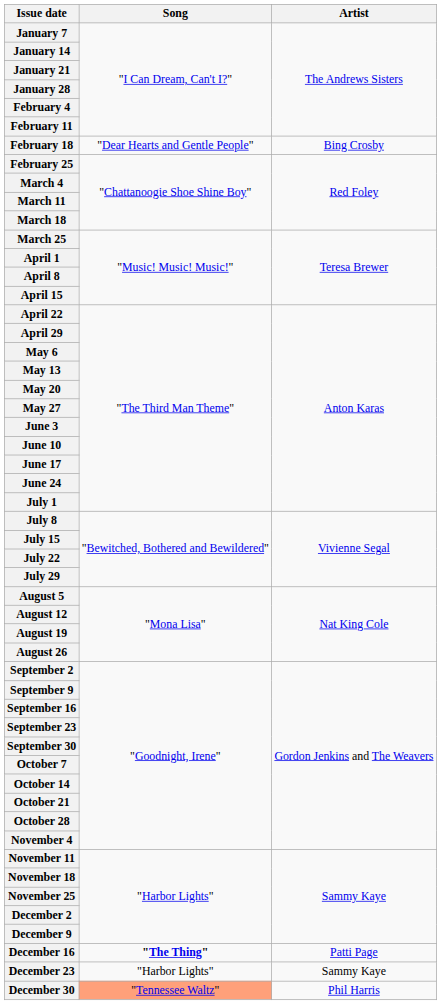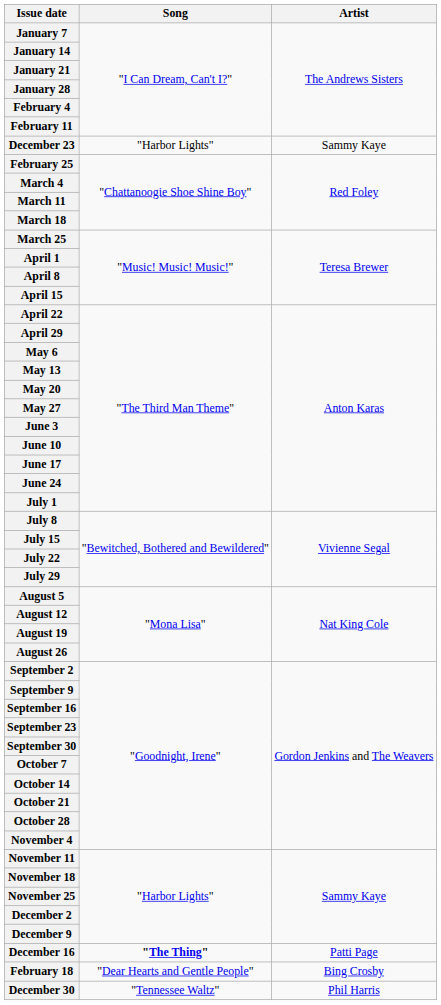rows swapped: (42, 145) <-> (42, 971)
(175, 990) lightsalmon background -> (175, 990) no background
